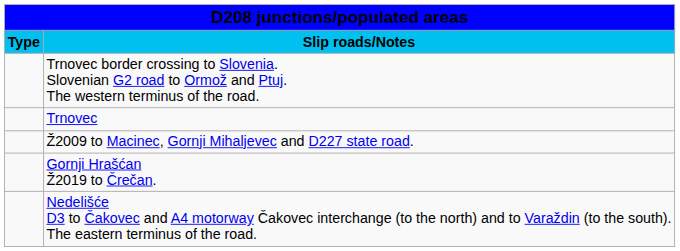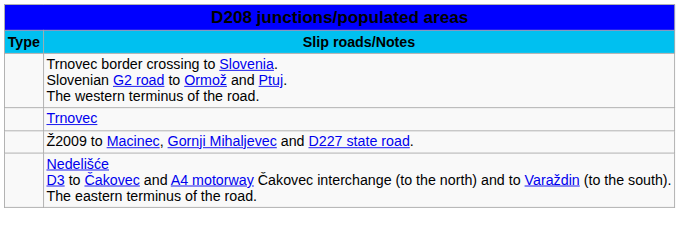- row: (101, 172)
